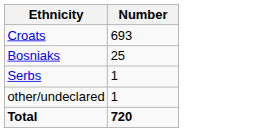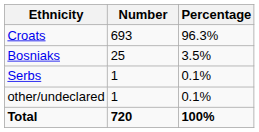+ column: (216, 14)
